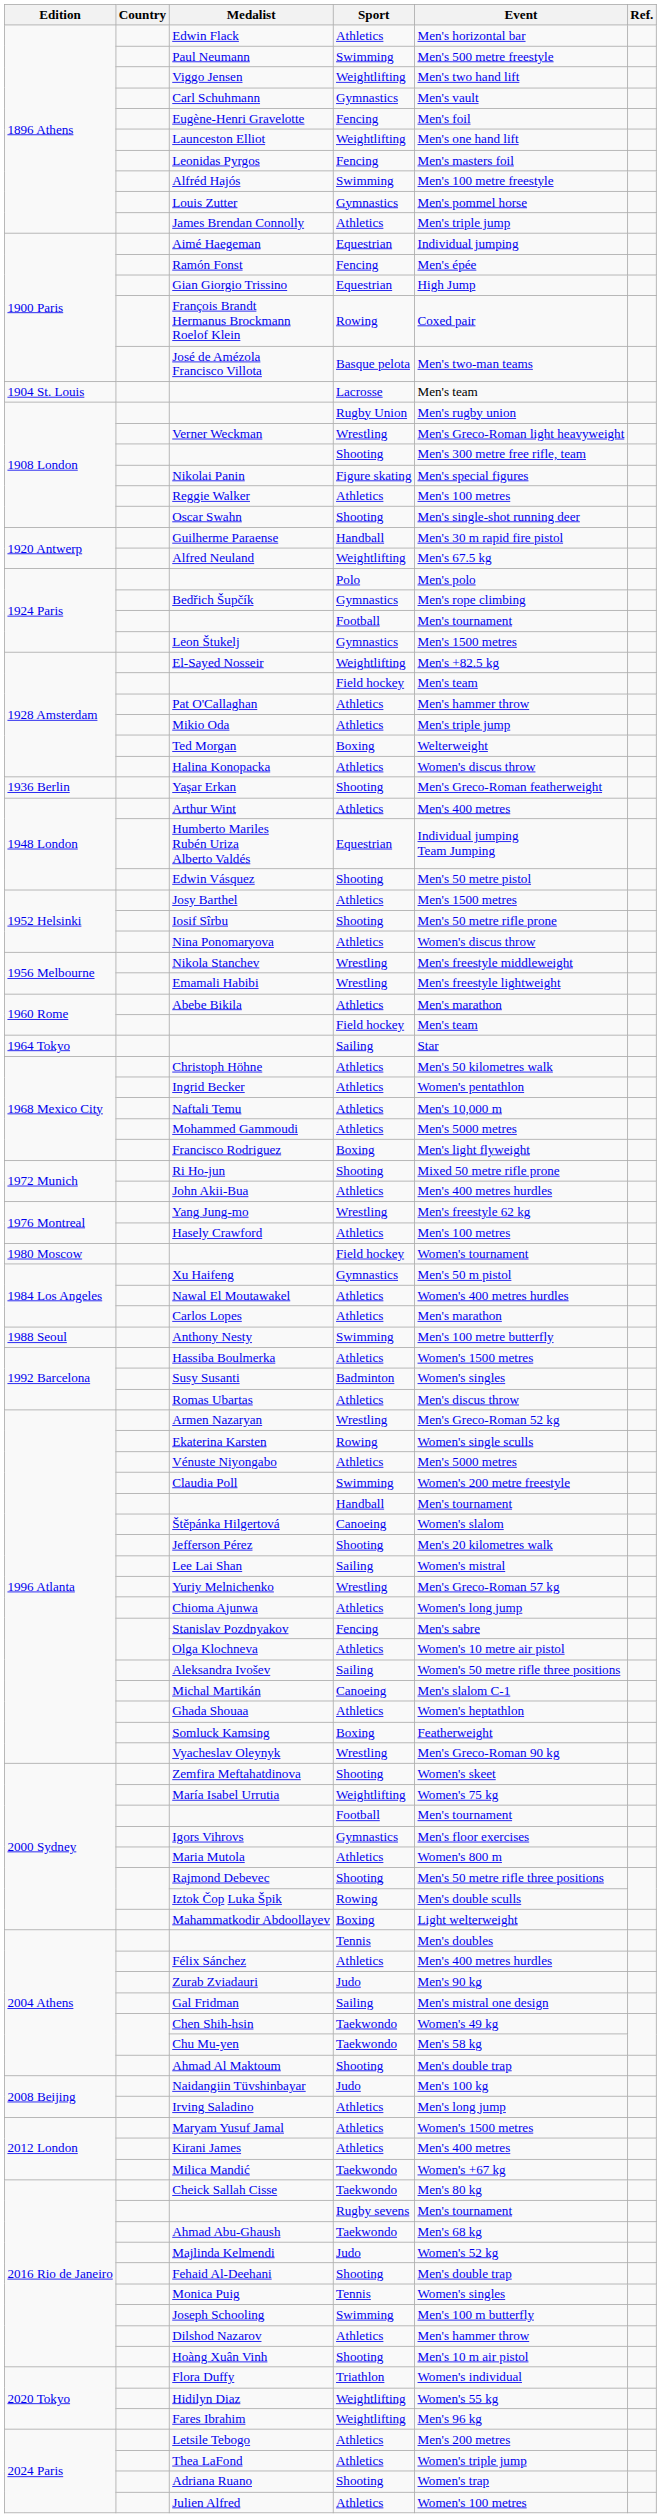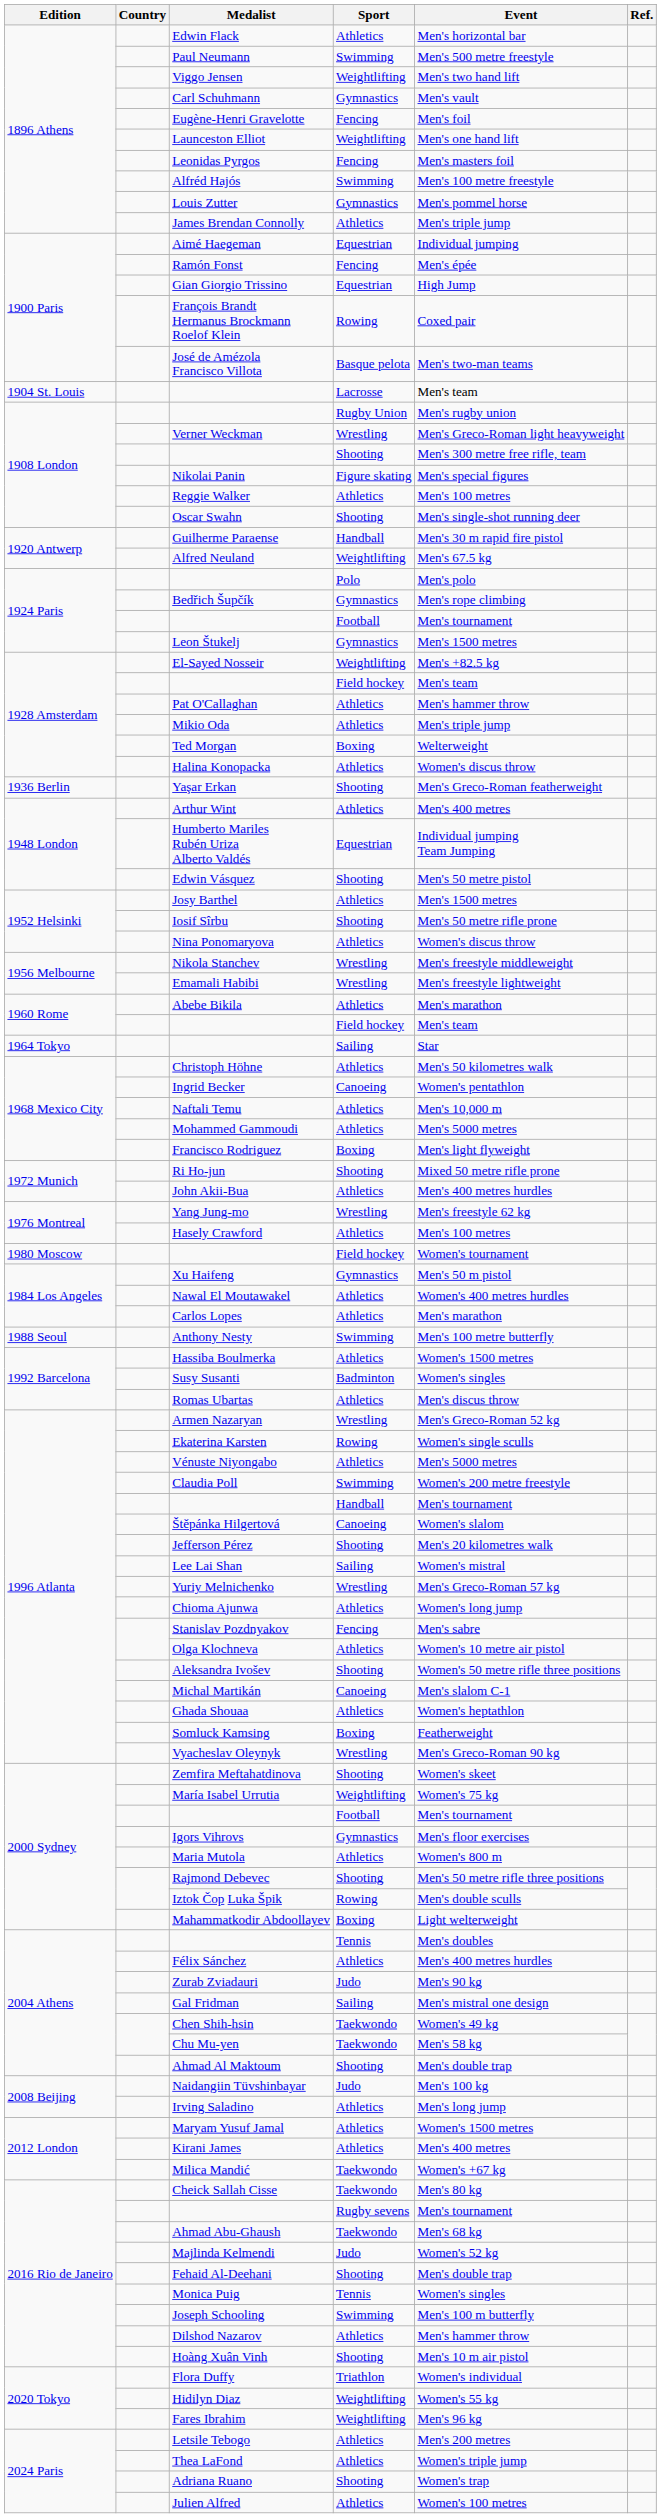(360, 1087) Athletics -> (361, 1087) Canoeing
(355, 1670) Sailing -> (360, 1670) Shooting
